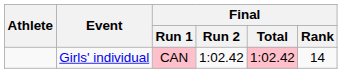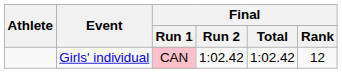(272, 57) pink background -> (272, 57) no background
(317, 57) 14 -> (317, 57) 12
